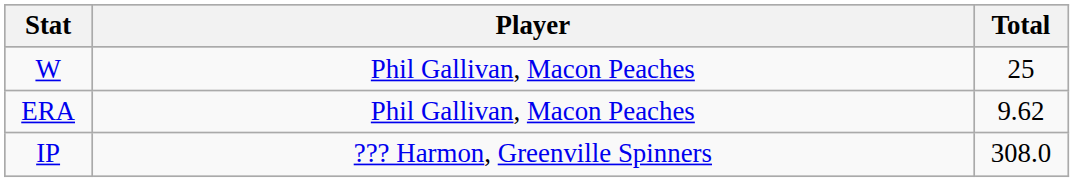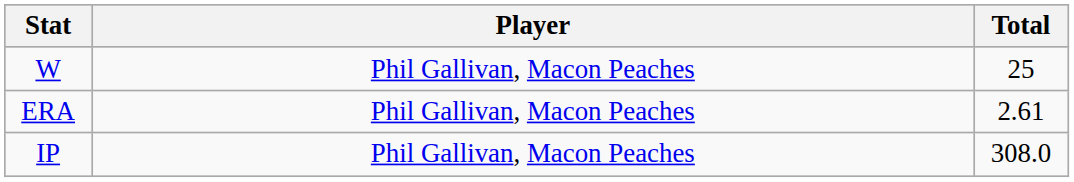(1021, 111) 9.62 -> (1021, 111) 2.61
(533, 153) ??? Harmon, Greenville Spinners -> (533, 153) Phil Gallivan, Macon Peaches
